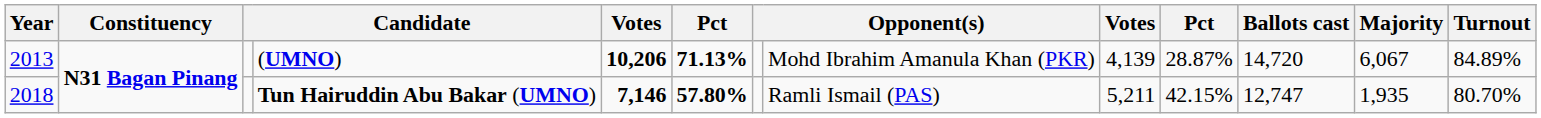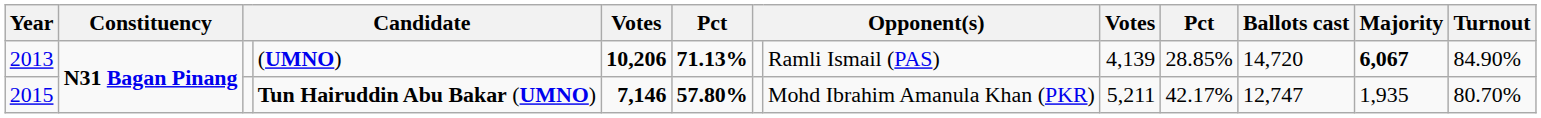(931, 58) Mohd Ibrahim Amanula Khan (PKR) -> (854, 58) Ramli Ismail (PAS)
(1199, 58) 28.87% -> (1199, 58) 28.85%
(1384, 58) normal -> (1384, 58) bold
(1487, 58) 84.89% -> (1487, 58) 84.90%
(32, 94) 2018 -> (32, 94) 2015
(854, 94) Ramli Ismail (PAS) -> (931, 94) Mohd Ibrahim Amanula Khan (PKR)
(1199, 94) 42.15% -> (1199, 94) 42.17%
